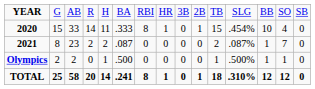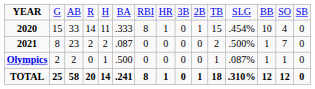(242, 44) .087% -> (242, 44) .500%
(242, 60) .500% -> (242, 60) .087%
